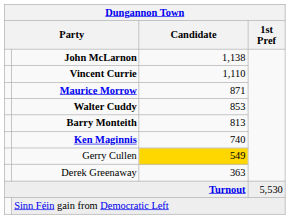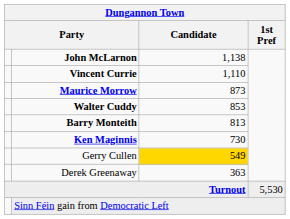(238, 90) 871 -> (238, 90) 873
(238, 139) 740 -> (238, 139) 730
